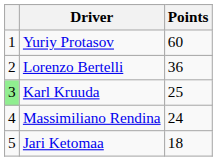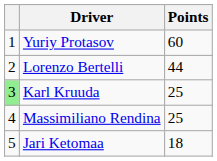(175, 67) 36 -> (175, 67) 44
(175, 118) 24 -> (175, 118) 25
